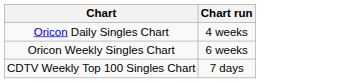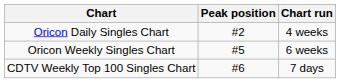+ column: (238, 13)
